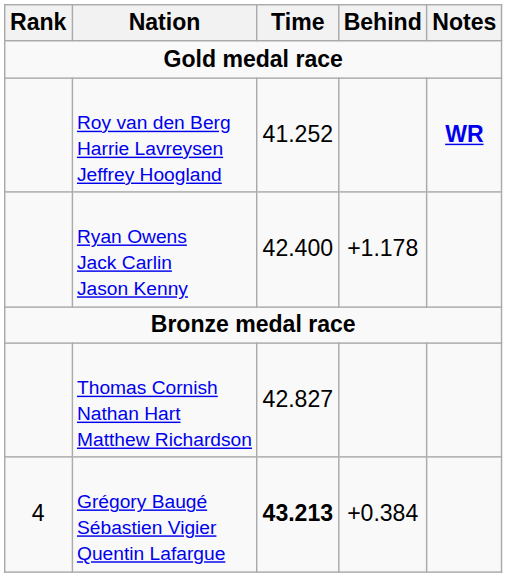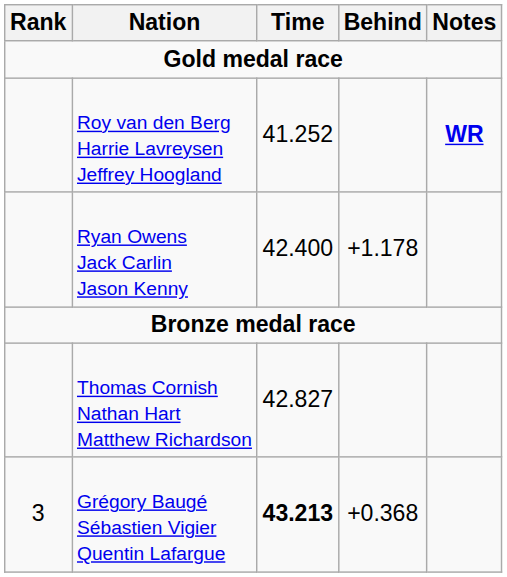(38, 514) 4 -> (38, 514) 3
(383, 514) +0.384 -> (383, 514) +0.368
